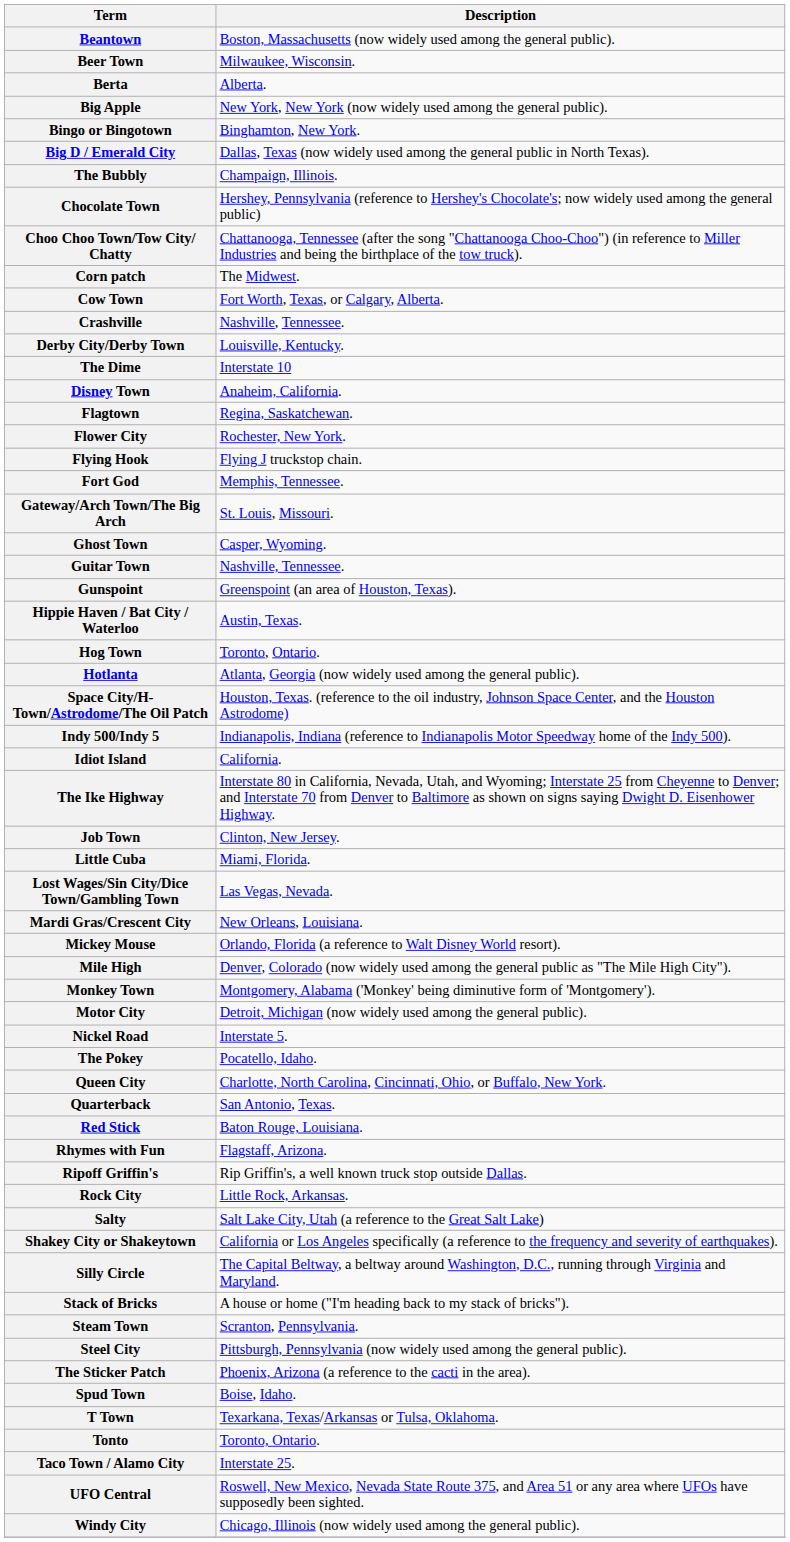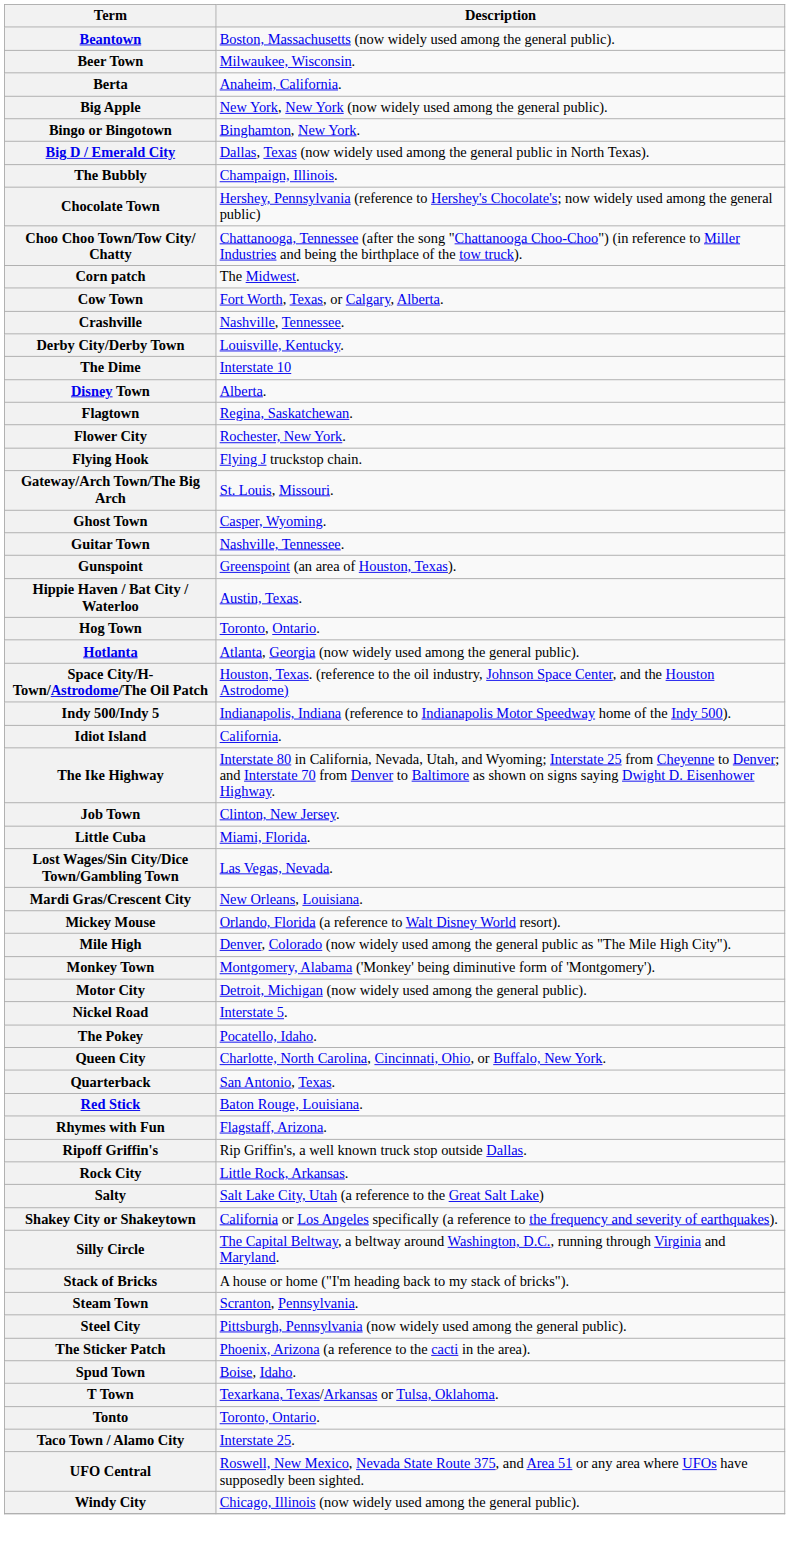(243, 84) Alberta. -> (281, 84) Anaheim, California.
(281, 390) Anaheim, California. -> (243, 390) Alberta.
- row: (110, 482)
